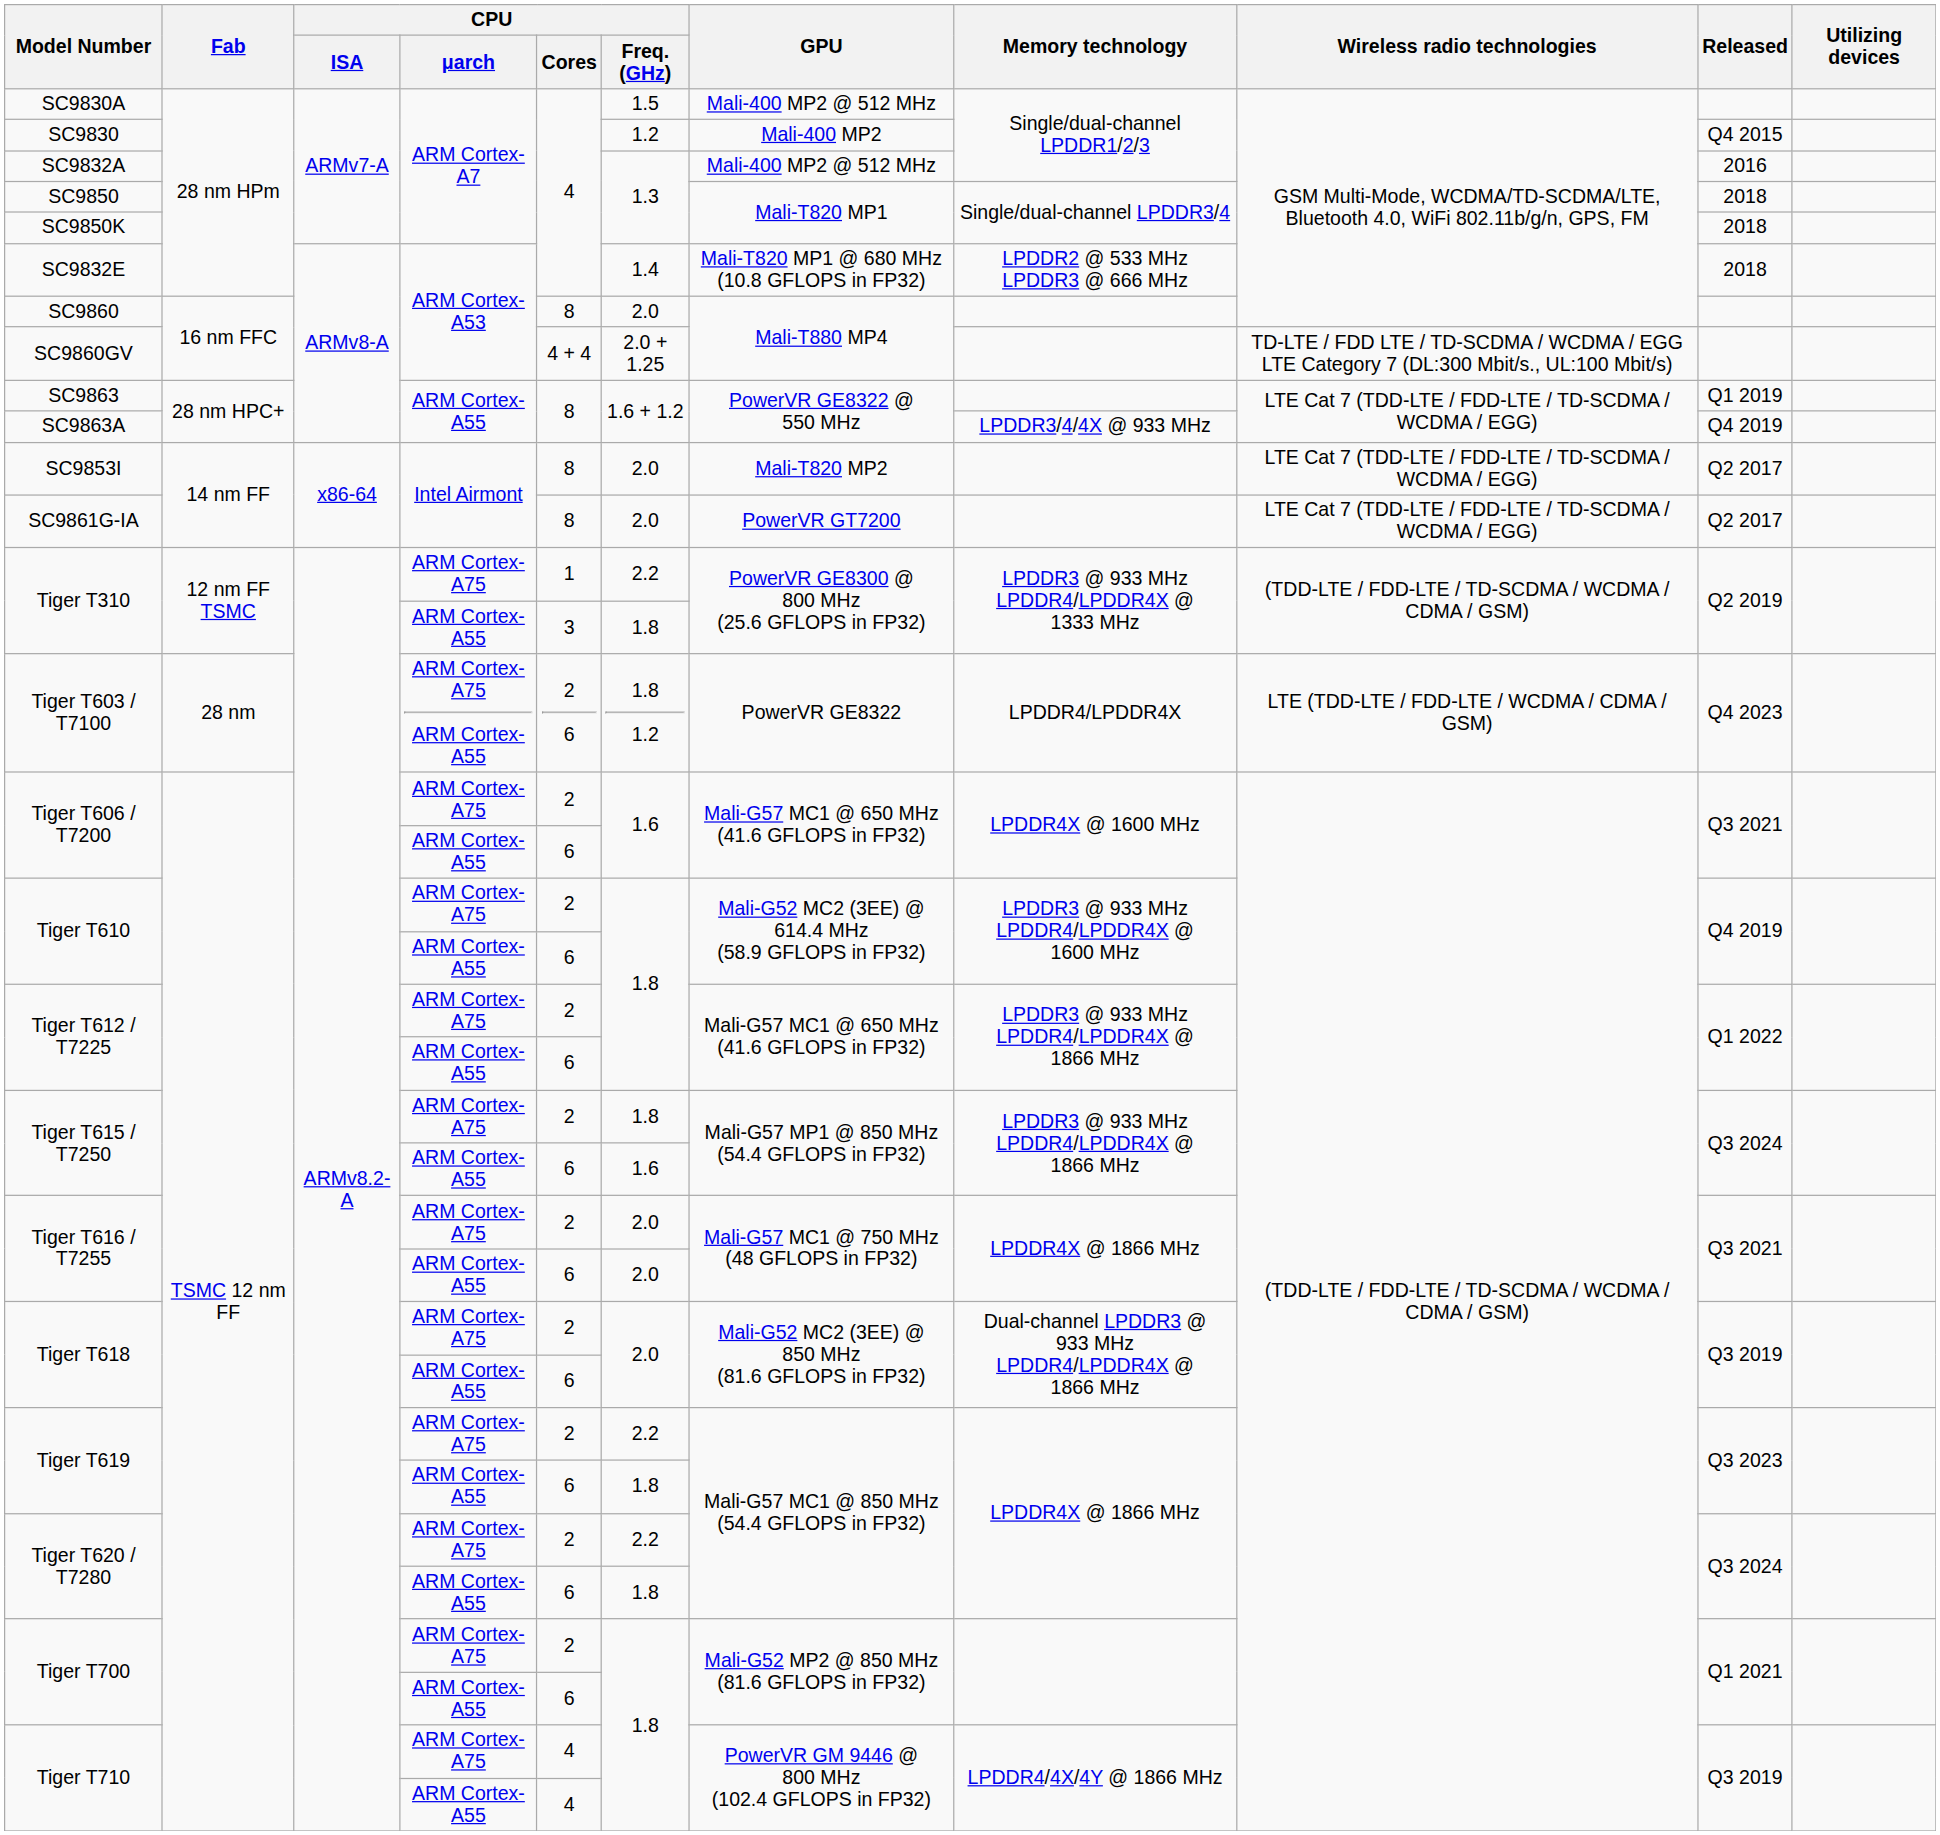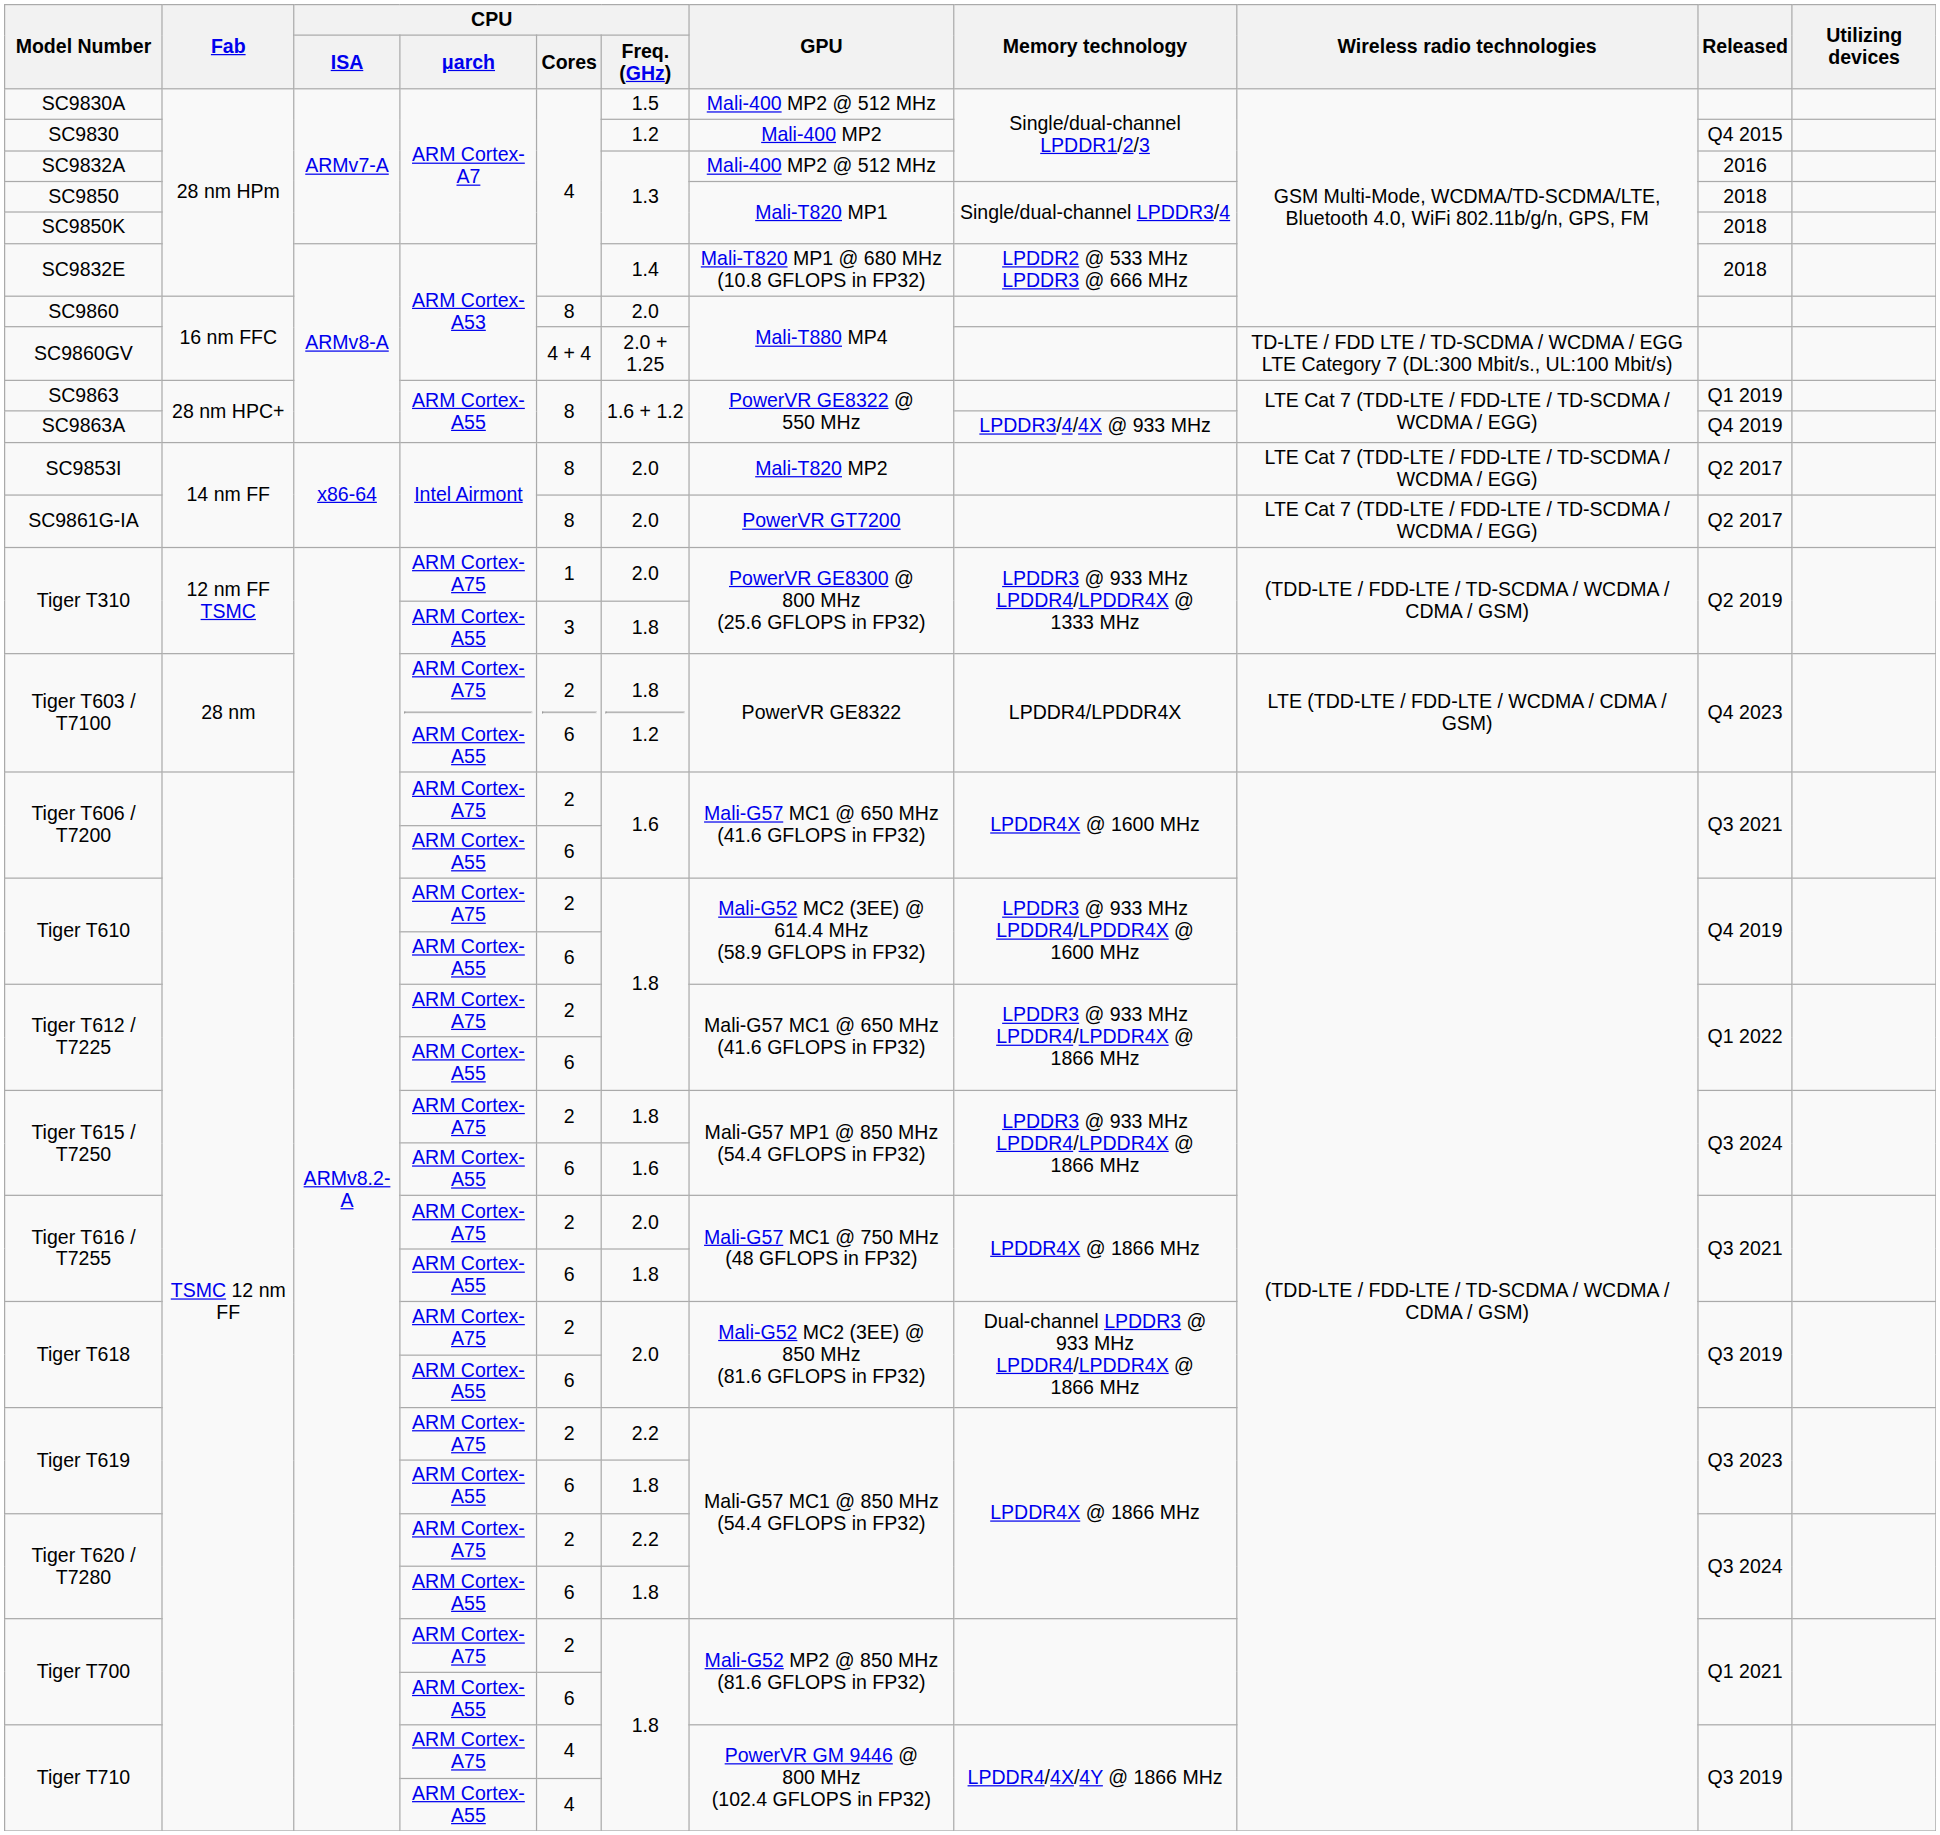(645, 574) 2.2 -> (645, 574) 2.0
(645, 1275) 2.0 -> (645, 1275) 1.8
